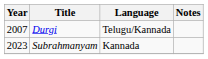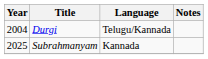(17, 29) 2007 -> (17, 29) 2004
(17, 45) 2023 -> (17, 45) 2025
